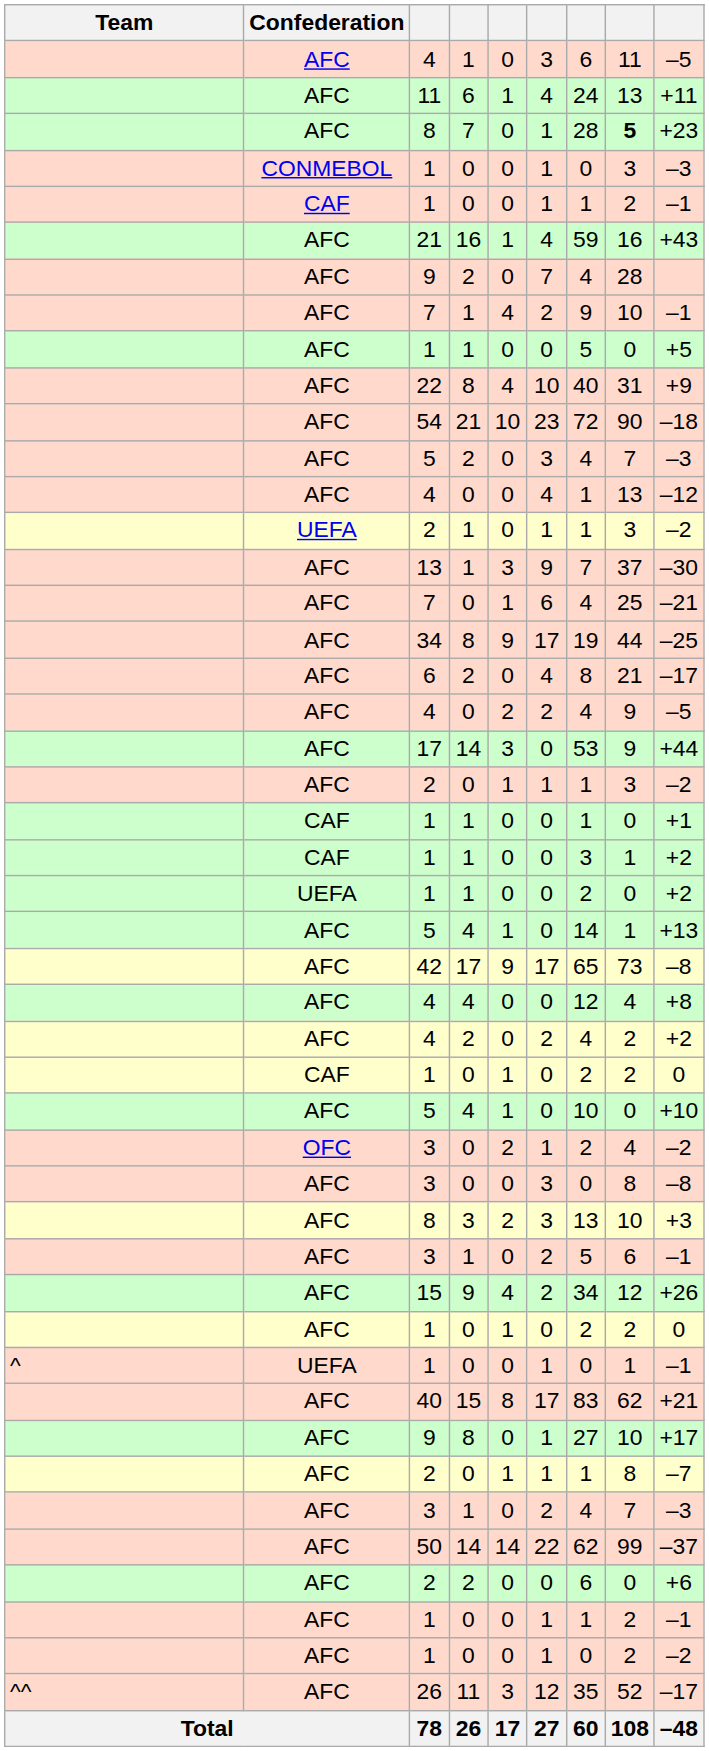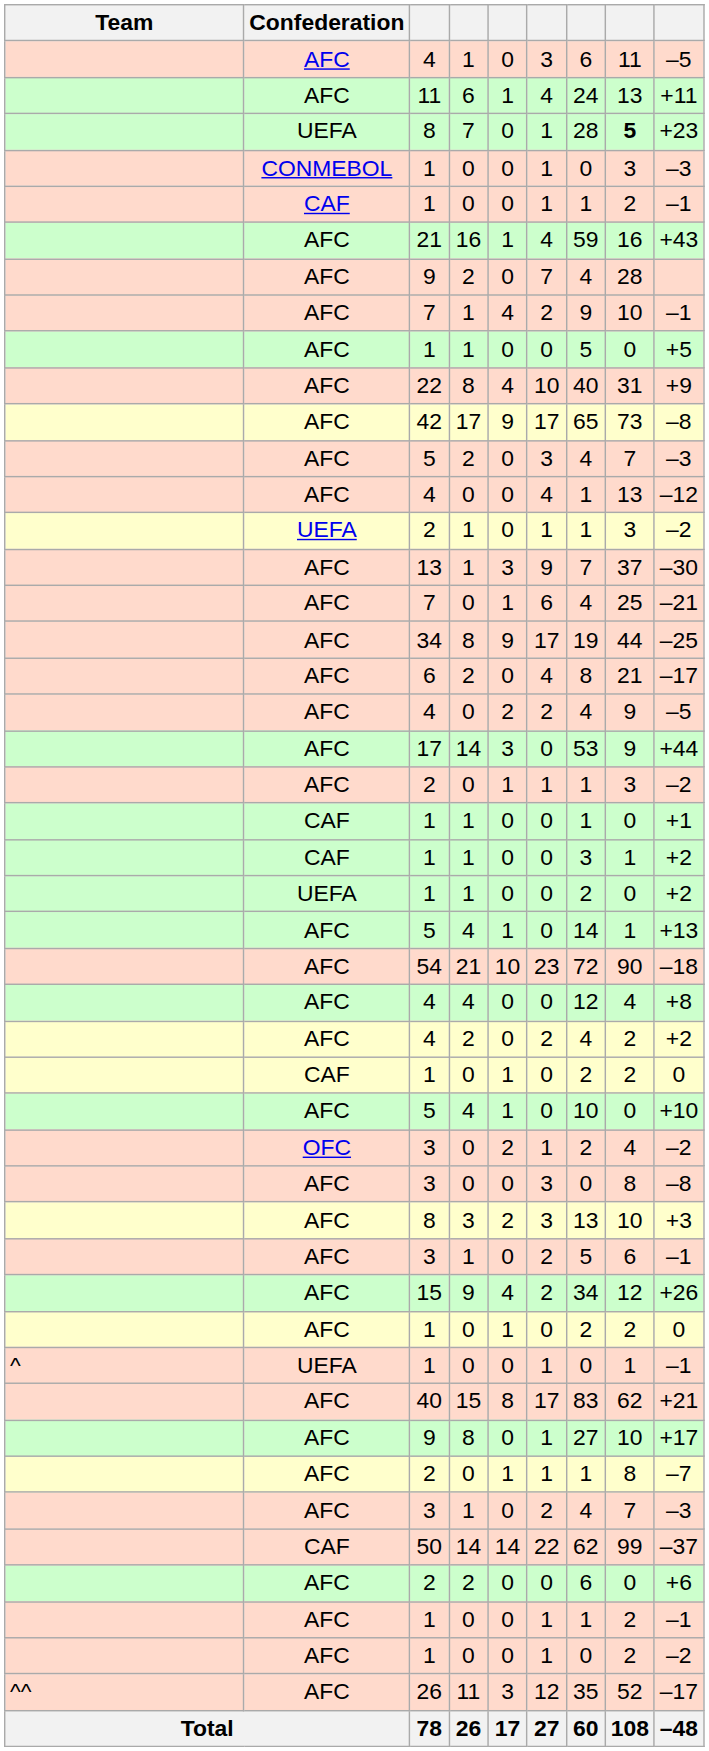(327, 131) AFC -> (327, 131) UEFA
rows swapped: (429, 966) <-> (429, 421)
(327, 1546) AFC -> (327, 1546) CAF
